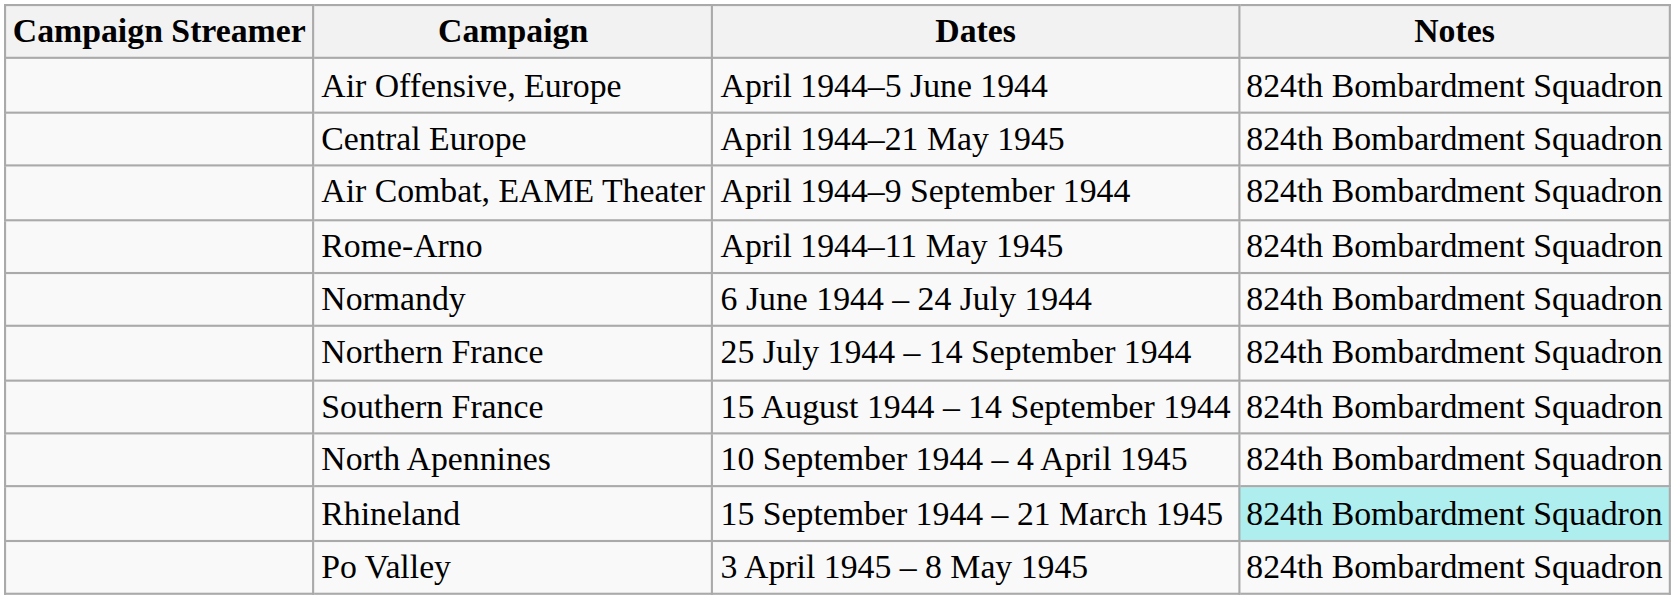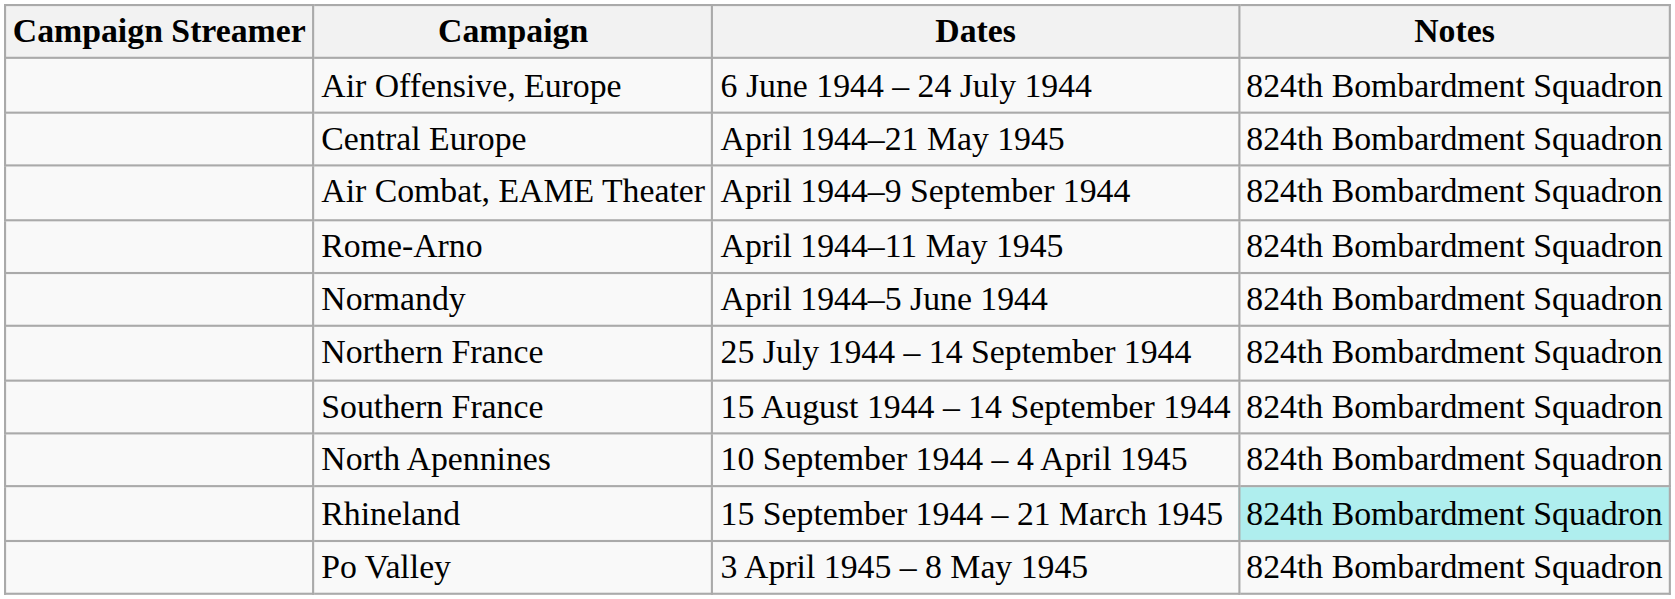(884, 84) April 1944–5 June 1944 -> (906, 84) 6 June 1944 – 24 July 1944
(906, 298) 6 June 1944 – 24 July 1944 -> (884, 298) April 1944–5 June 1944
